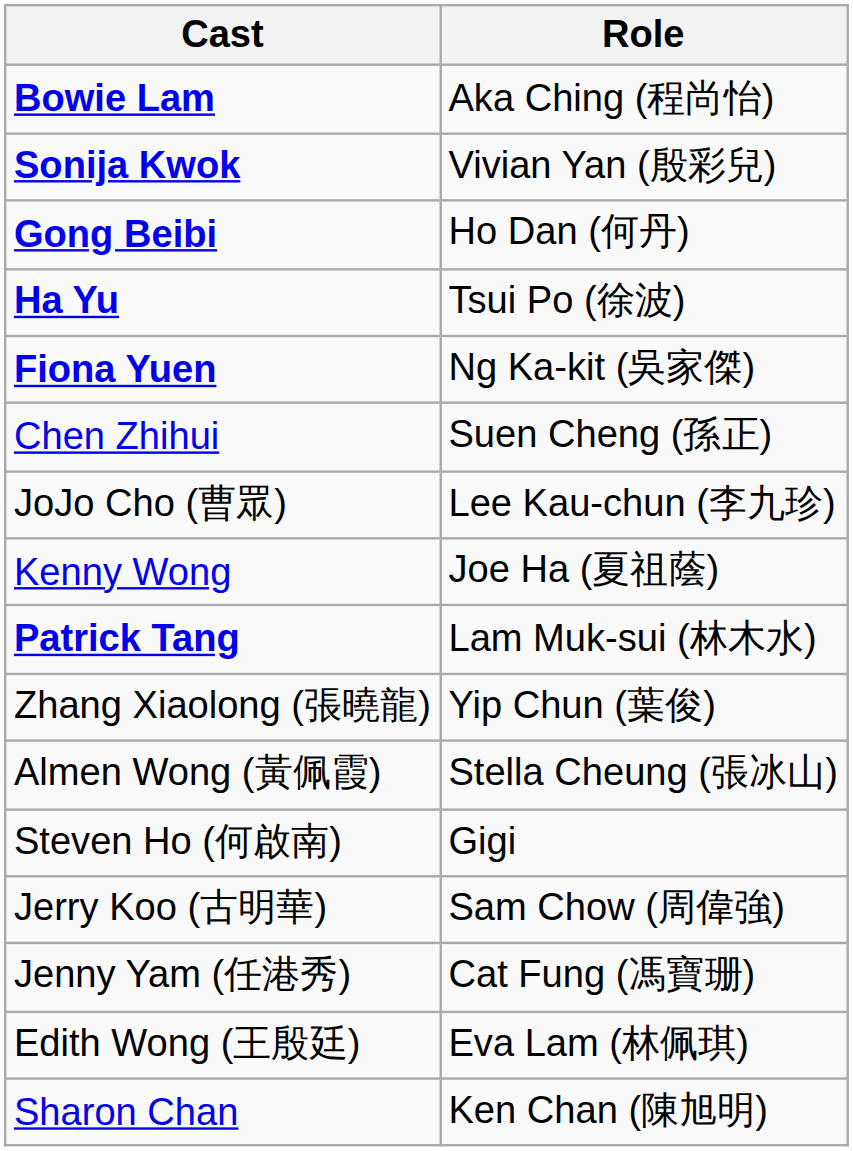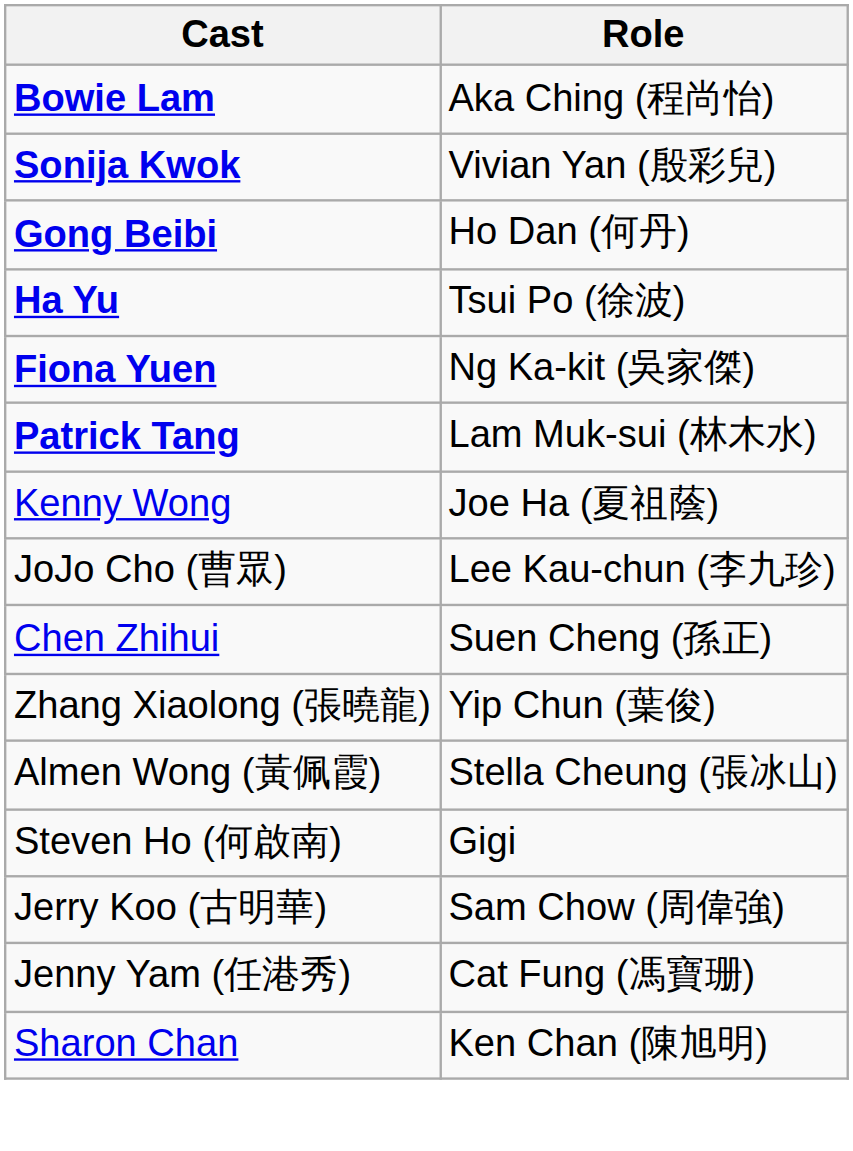rows swapped: (127, 638) <-> (117, 436)
rows swapped: (150, 502) <-> (123, 571)
- row: (187, 1042)
